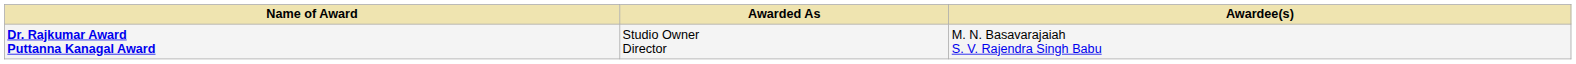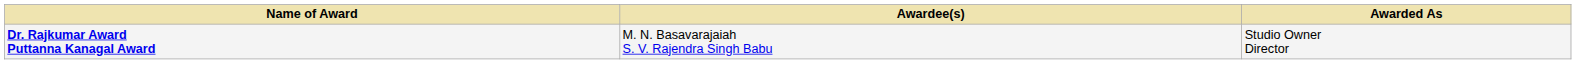columns swapped: (1260, 14) <-> (784, 14)
